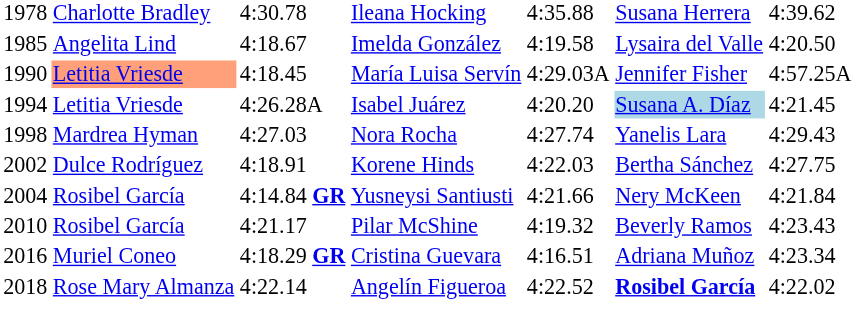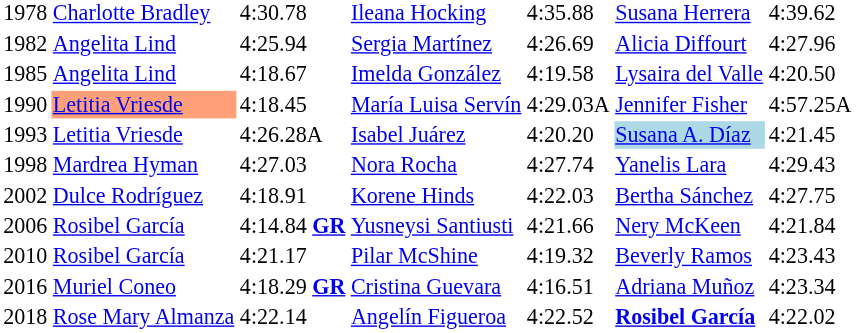+ row: (421, 43)
(25, 104) 1994 -> (25, 134) 1993
(25, 195) 2004 -> (25, 225) 2006
